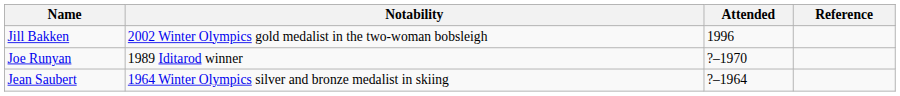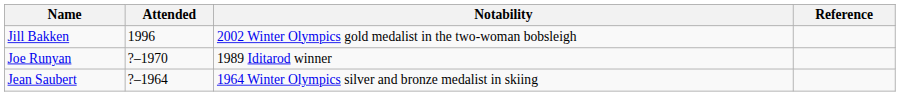columns swapped: (748, 15) <-> (414, 15)
